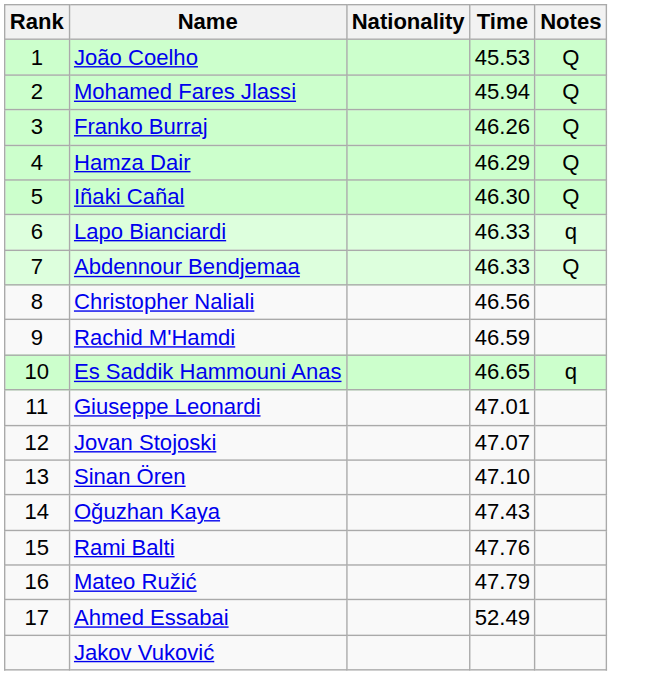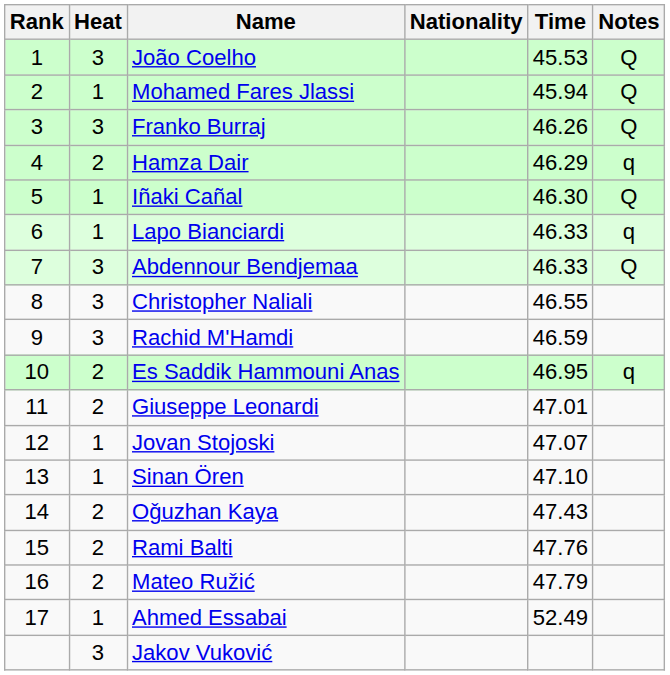+ column: (98, 22)
(571, 162) Q -> (629, 162) q
(502, 302) 46.56 -> (560, 302) 46.55
(502, 372) 46.65 -> (560, 372) 46.95
